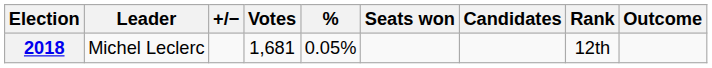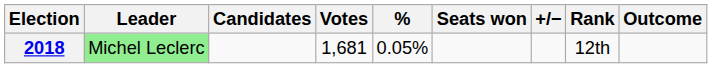columns swapped: (513, 18) <-> (226, 18)
(146, 47) no background -> (146, 47) lightgreen background
